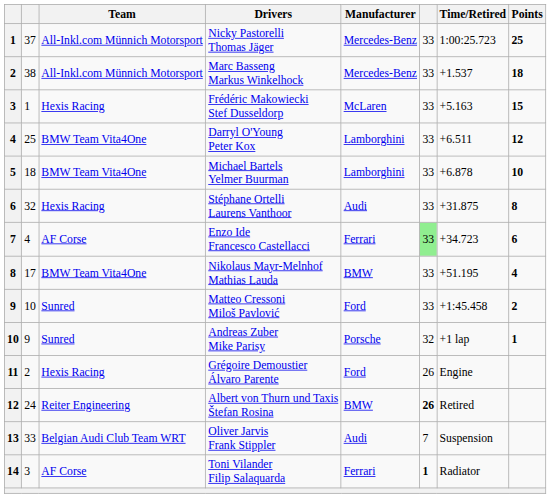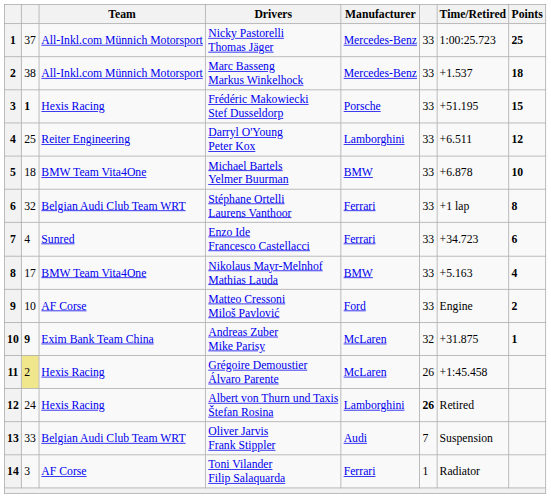(27, 106) normal -> (27, 106) bold
(365, 106) McLaren -> (362, 106) Porsche
(456, 106) +5.163 -> (459, 106) +51.195
(94, 140) BMW Team Vita4One -> (86, 140) Reiter Engineering
(374, 173) Lamborghini -> (358, 173) BMW
(73, 206) Hexis Racing -> (113, 206) Belgian Audi Club Team WRT
(355, 206) Audi -> (360, 206) Ferrari
(459, 206) +31.875 -> (454, 206) +1 lap
(64, 239) AF Corse -> (58, 239) Sunred
(428, 239) lightgreen background -> (428, 239) no background
(459, 272) +51.195 -> (456, 272) +5.163
(58, 305) Sunred -> (64, 305) AF Corse
(464, 305) +1:45.458 -> (456, 305) Engine
(27, 338) normal -> (27, 338) bold
(58, 338) Sunred -> (98, 338) Exim Bank Team China
(362, 338) Porsche -> (365, 338) McLaren
(454, 338) +1 lap -> (459, 338) +31.875
(27, 372) no background -> (27, 372) khaki background
(355, 372) Ford -> (365, 372) McLaren
(456, 372) Engine -> (464, 372) +1:45.458
(86, 405) Reiter Engineering -> (73, 405) Hexis Racing
(358, 405) BMW -> (374, 405) Lamborghini
(425, 471) bold -> (425, 471) normal
